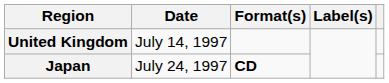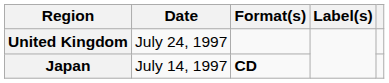(181, 41) July 14, 1997 -> (181, 41) July 24, 1997
(181, 66) July 24, 1997 -> (181, 66) July 14, 1997
